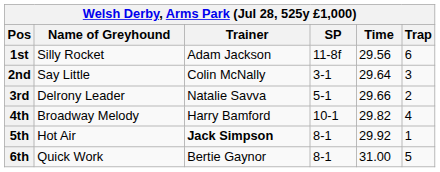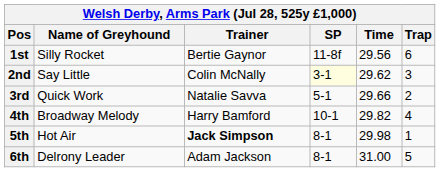(229, 55) Adam Jackson -> (227, 55) Bertie Gaynor
(322, 75) no background -> (322, 75) lightyellow background
(375, 75) 29.64 -> (375, 75) 29.62
(81, 95) Delrony Leader -> (70, 95) Quick Work
(375, 136) 29.92 -> (375, 136) 29.98
(70, 156) Quick Work -> (81, 156) Delrony Leader
(227, 156) Bertie Gaynor -> (229, 156) Adam Jackson
